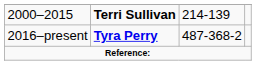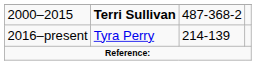(206, 14) 214-139 -> (212, 14) 487-368-2
(126, 35) bold -> (124, 35) normal
(212, 35) 487-368-2 -> (206, 35) 214-139
